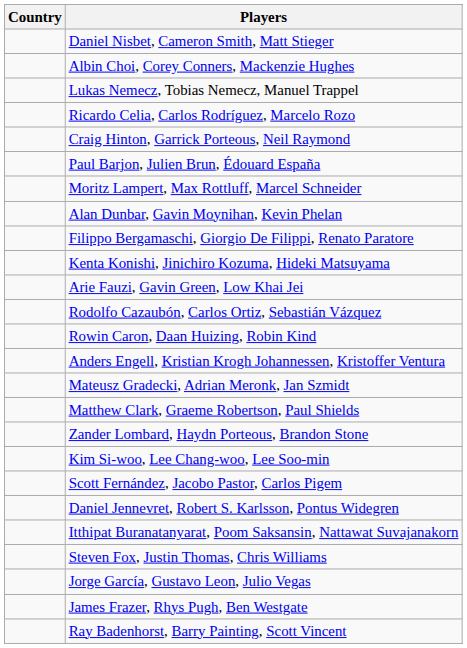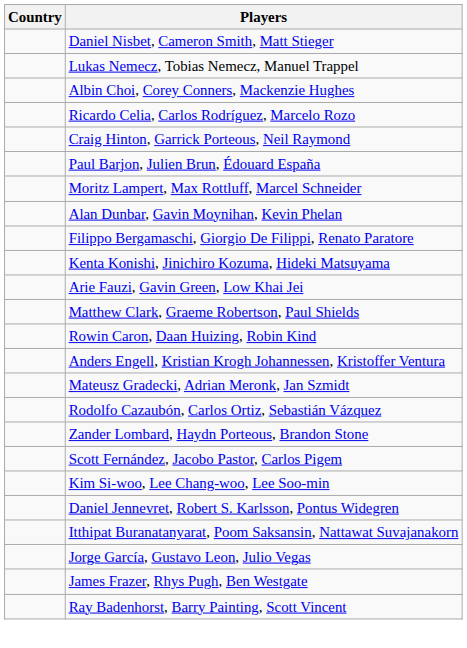rows swapped: (214, 90) <-> (211, 66)
rows swapped: (225, 311) <-> (214, 409)
rows swapped: (199, 459) <-> (205, 483)
- row: (198, 557)
